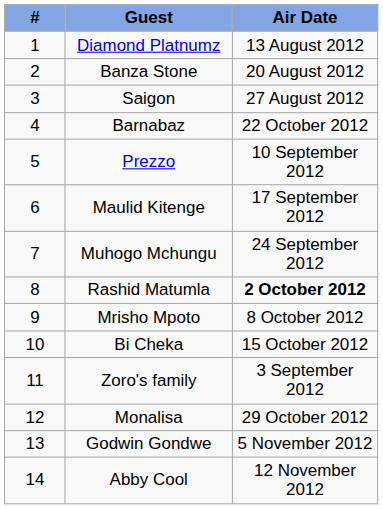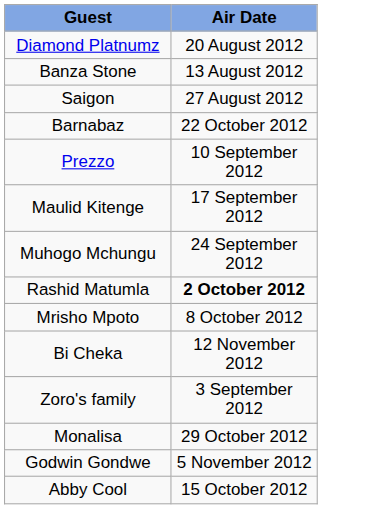- column: (35, 17)
(305, 44) 13 August 2012 -> (244, 44) 20 August 2012
(305, 71) 20 August 2012 -> (244, 71) 13 August 2012
(305, 344) 15 October 2012 -> (244, 353) 12 November 2012
(305, 480) 12 November 2012 -> (244, 489) 15 October 2012
